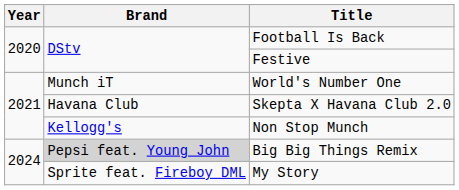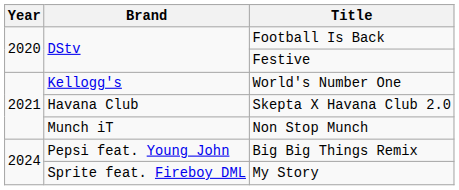(81, 83) Munch iT -> (85, 83) Kellogg's
(85, 128) Kellogg's -> (81, 128) Munch iT
(138, 151) lightgrey background -> (138, 151) no background
